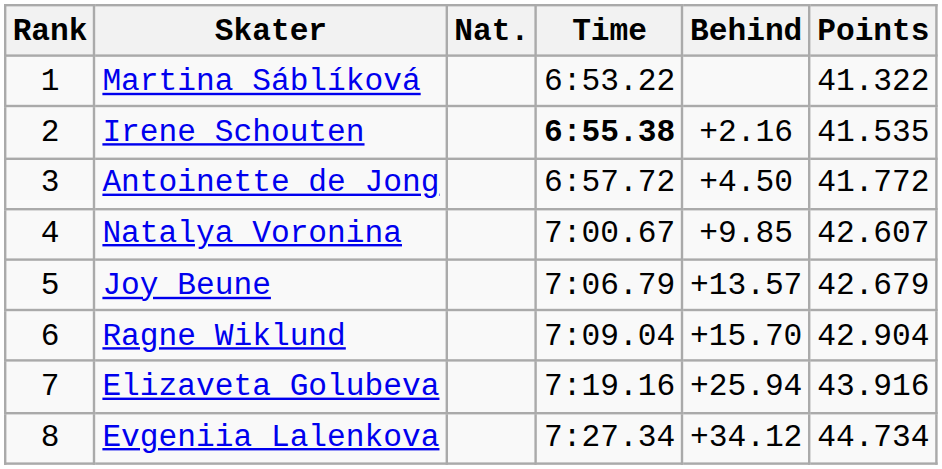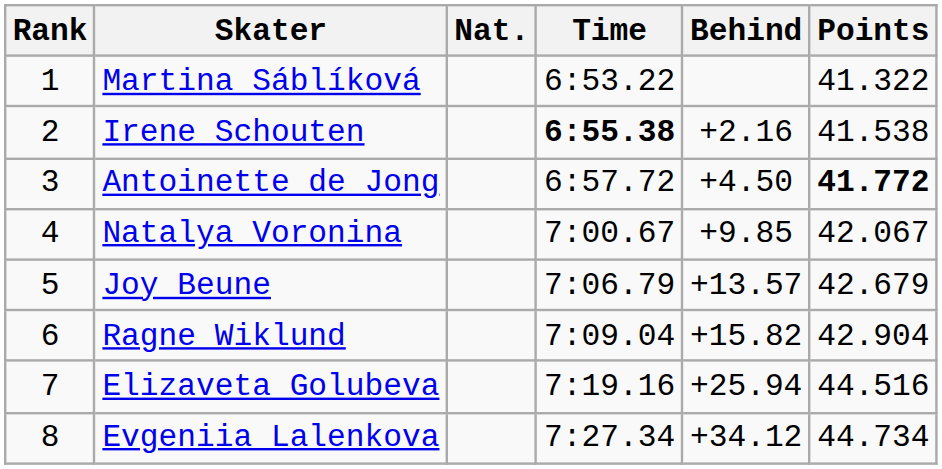(873, 132) 41.535 -> (873, 132) 41.538
(873, 183) normal -> (873, 183) bold
(873, 234) 42.607 -> (873, 234) 42.067
(746, 336) +15.70 -> (746, 336) +15.82
(873, 387) 43.916 -> (873, 387) 44.516
